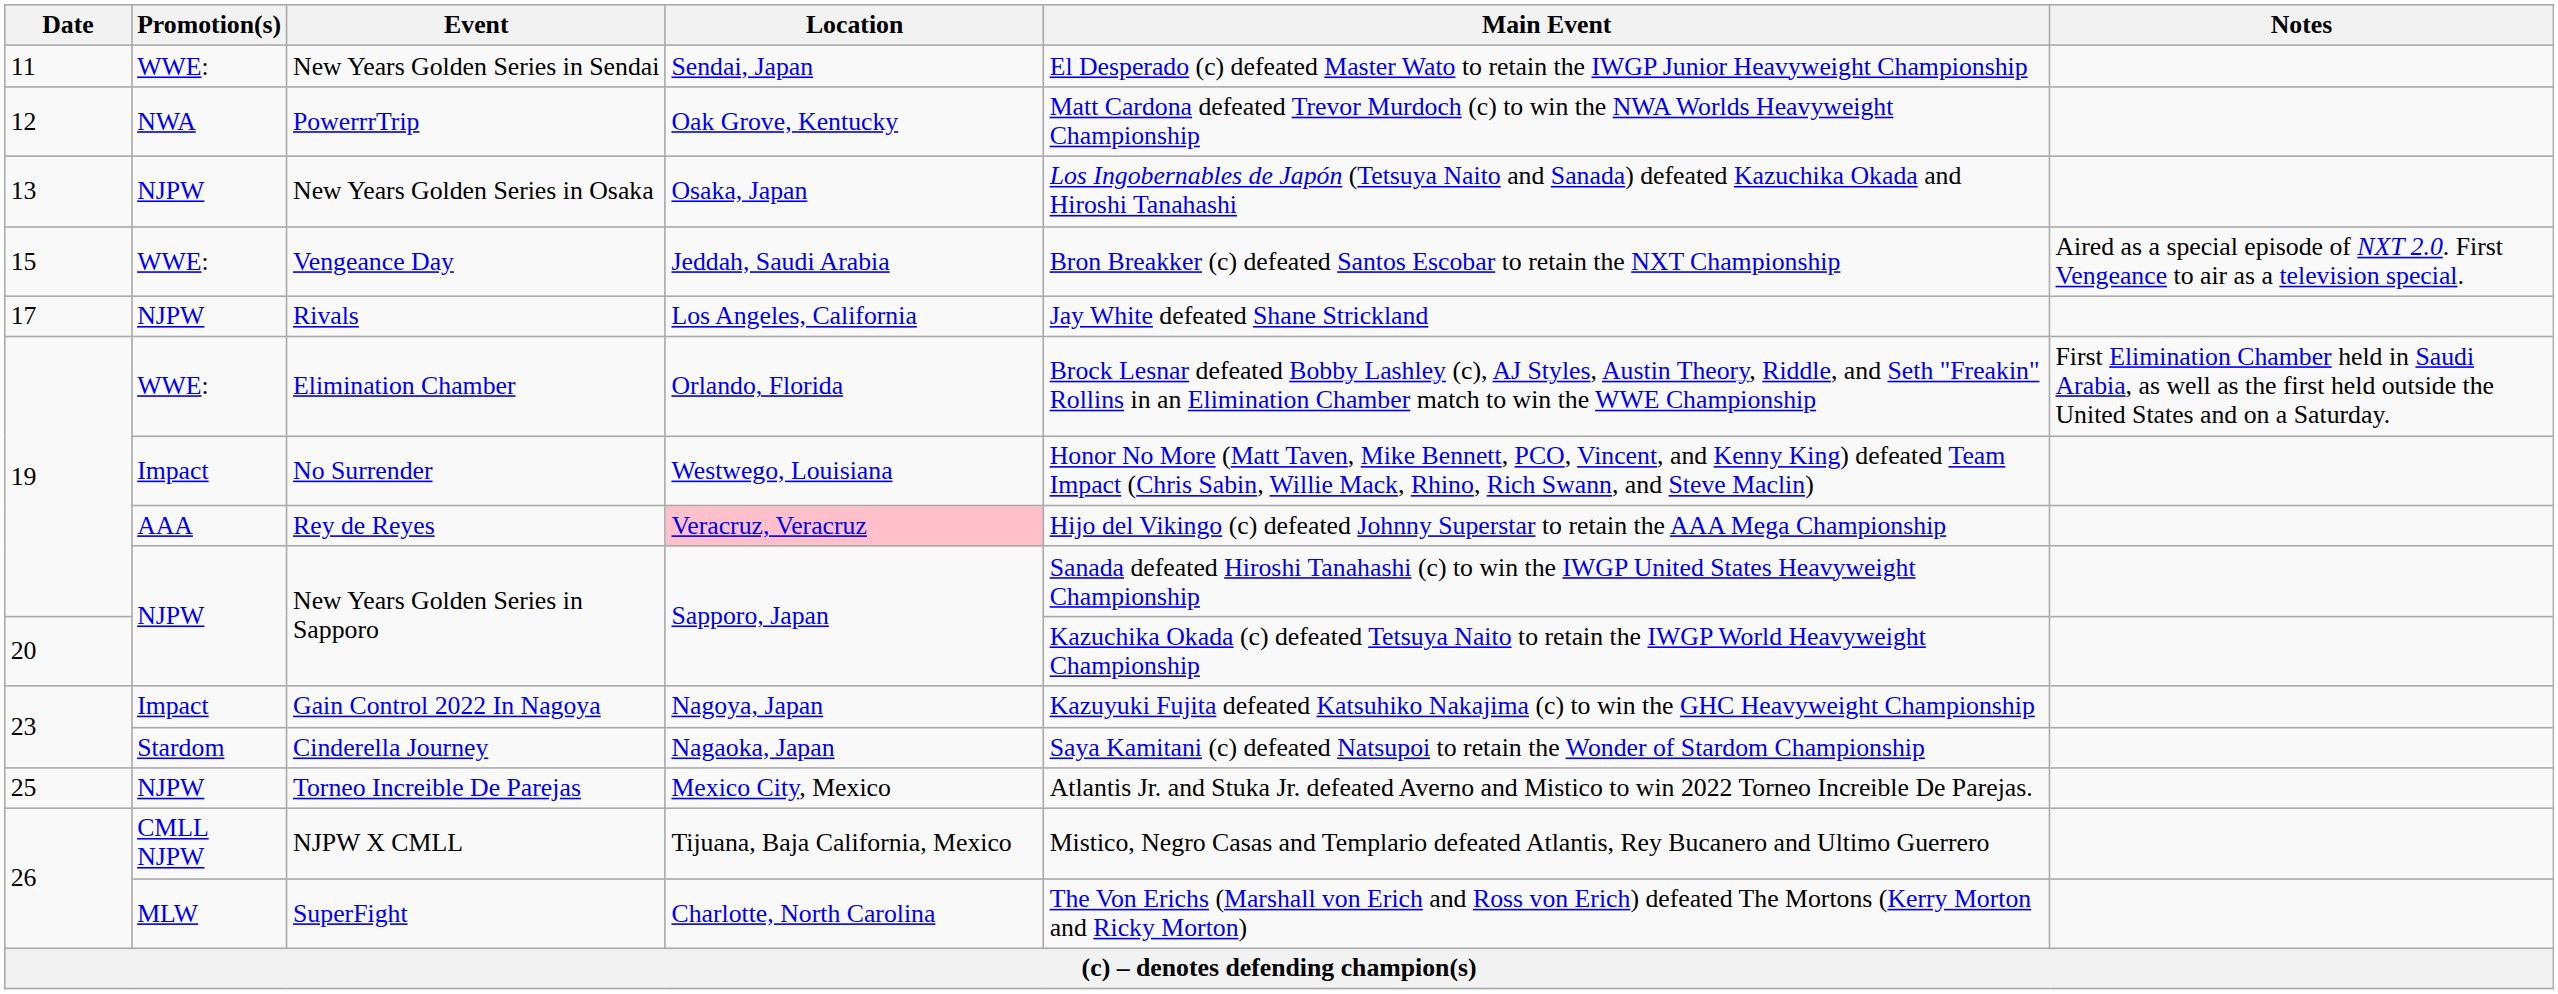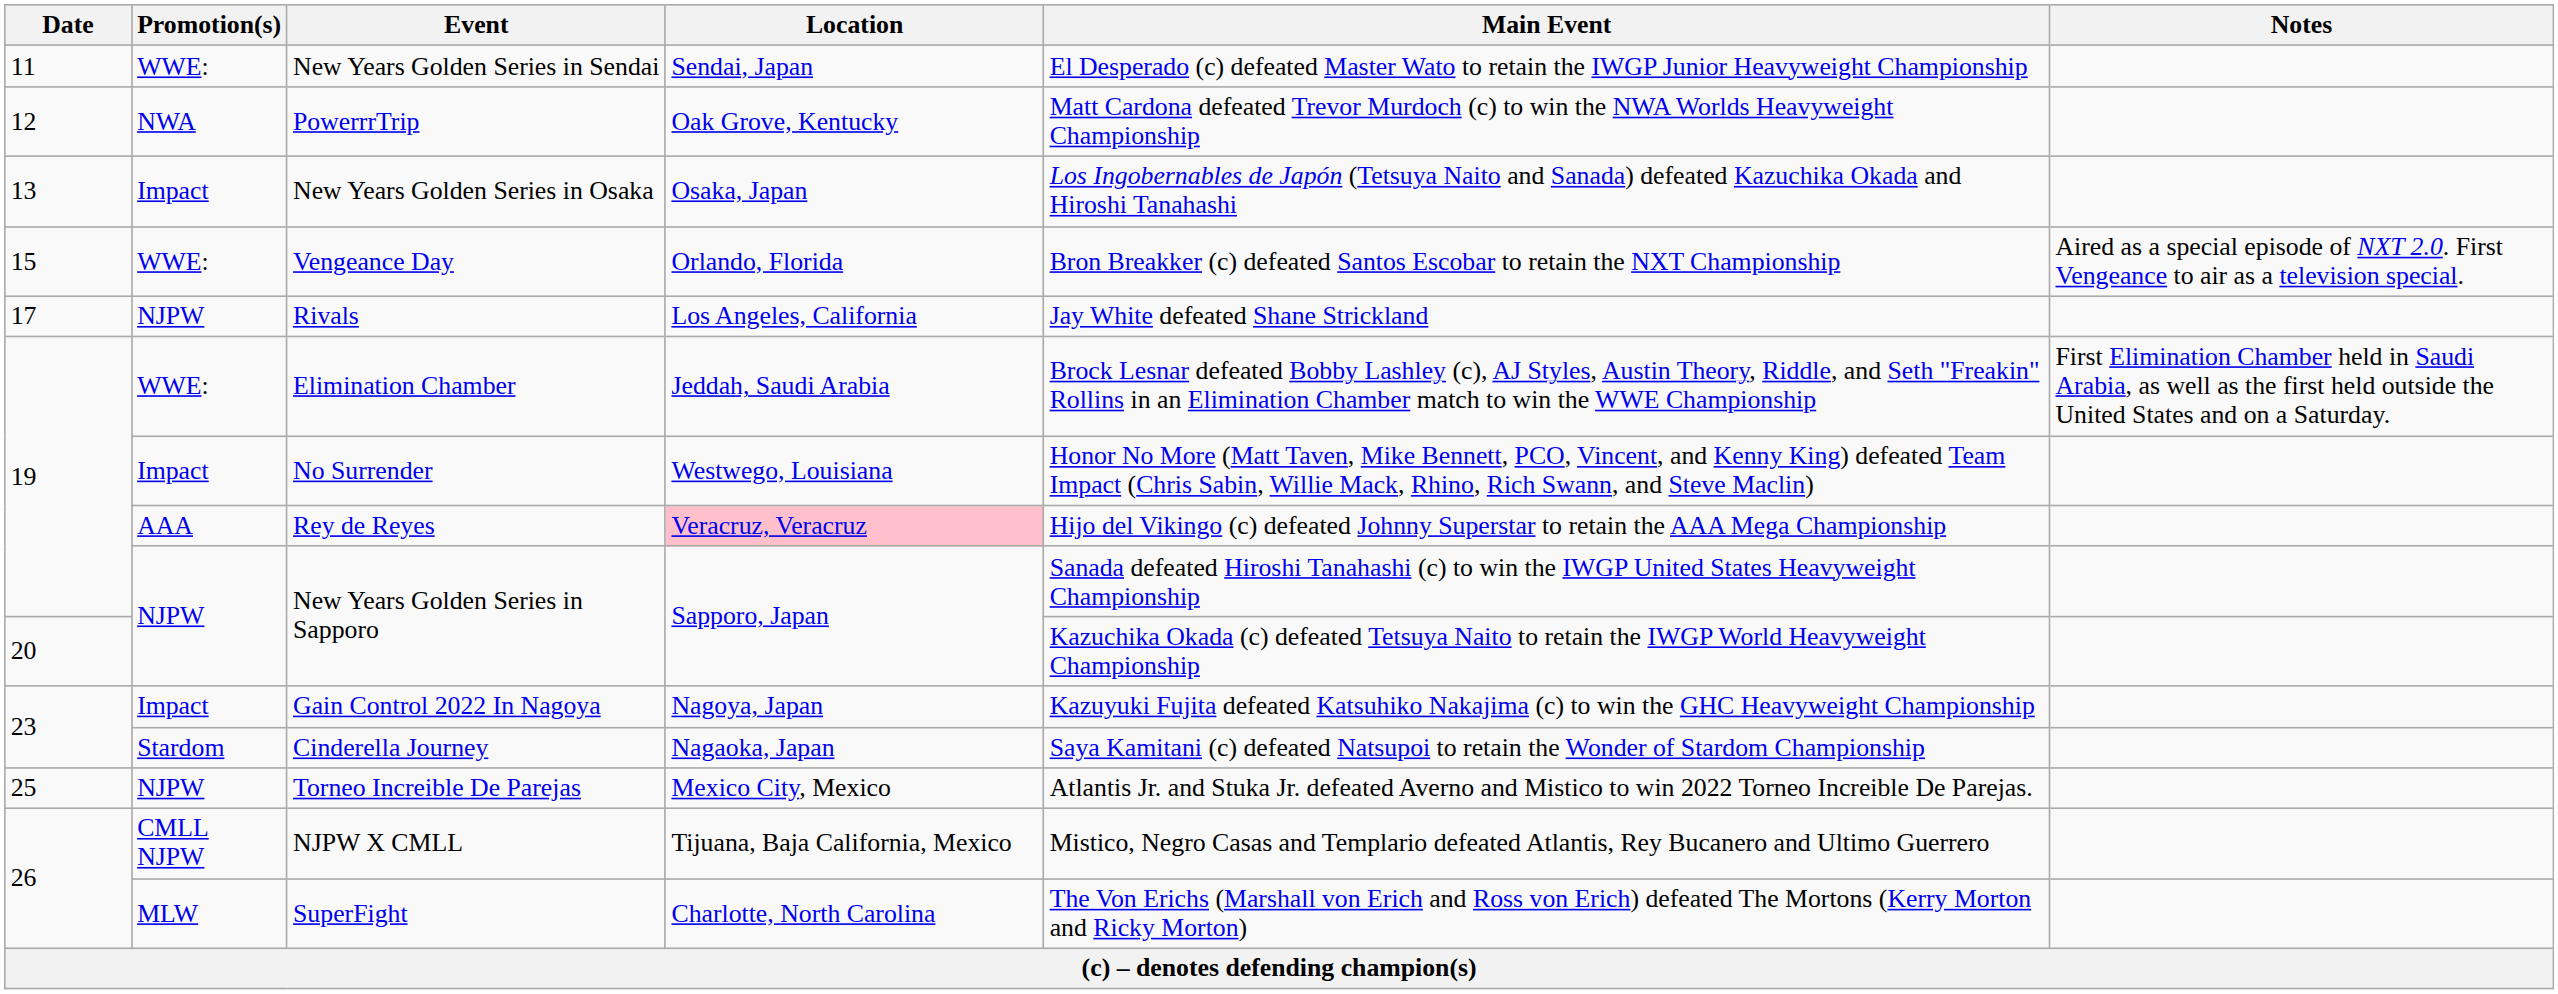(171, 190) NJPW -> (173, 190) Impact
(781, 260) Jeddah, Saudi Arabia -> (757, 260) Orlando, Florida
(757, 385) Orlando, Florida -> (781, 385) Jeddah, Saudi Arabia
